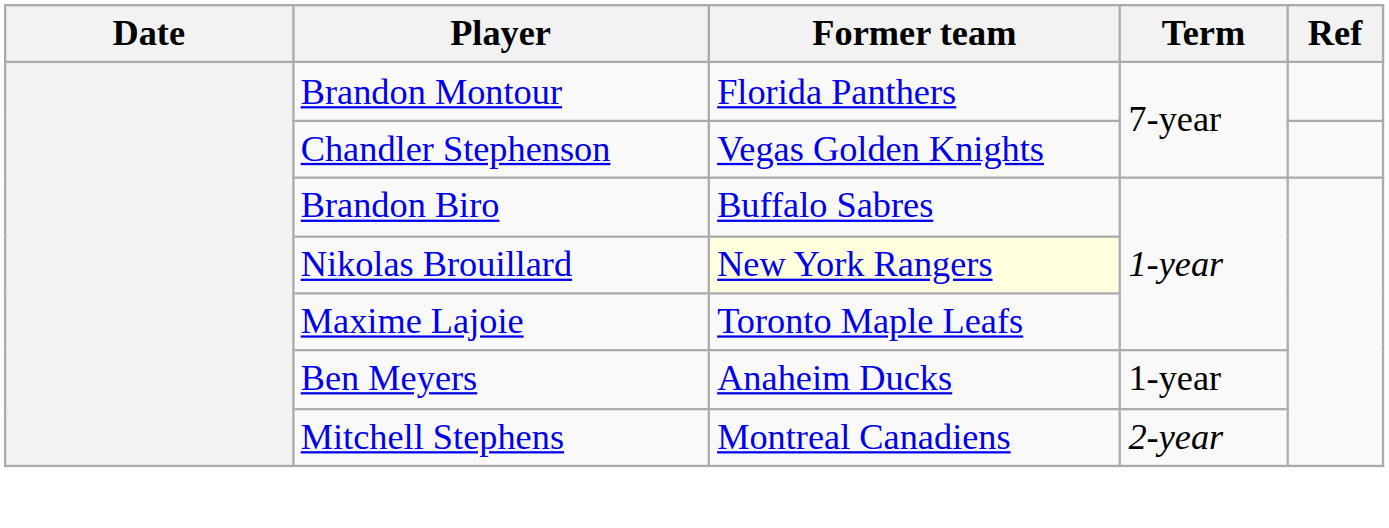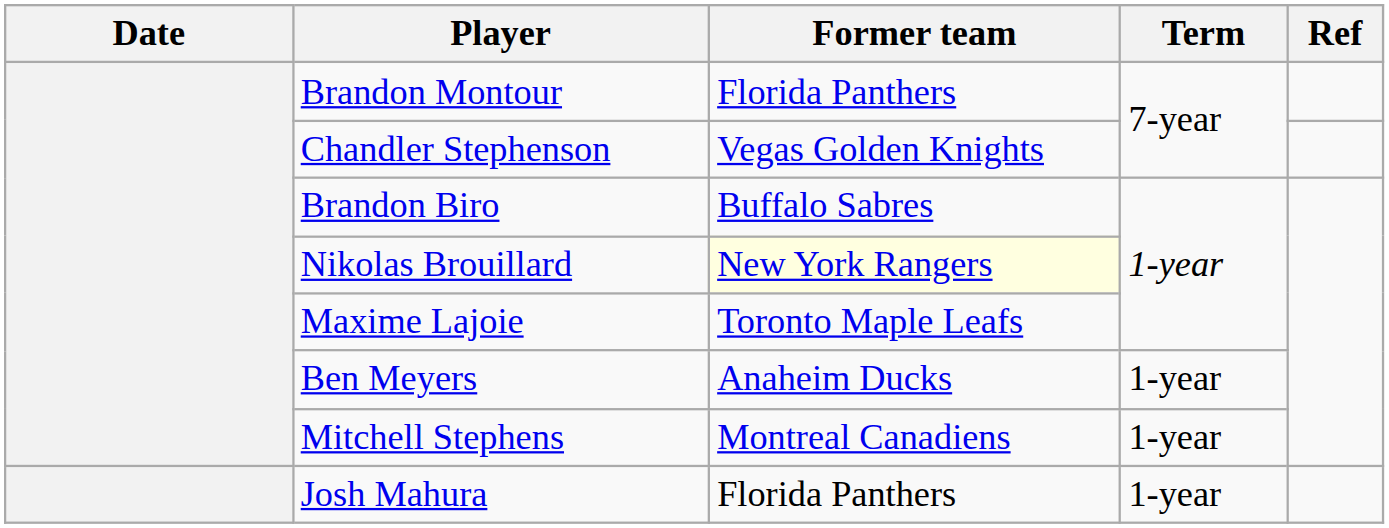(1176, 436) 2-year -> (1175, 436) 1-year
+ row: (394, 494)
